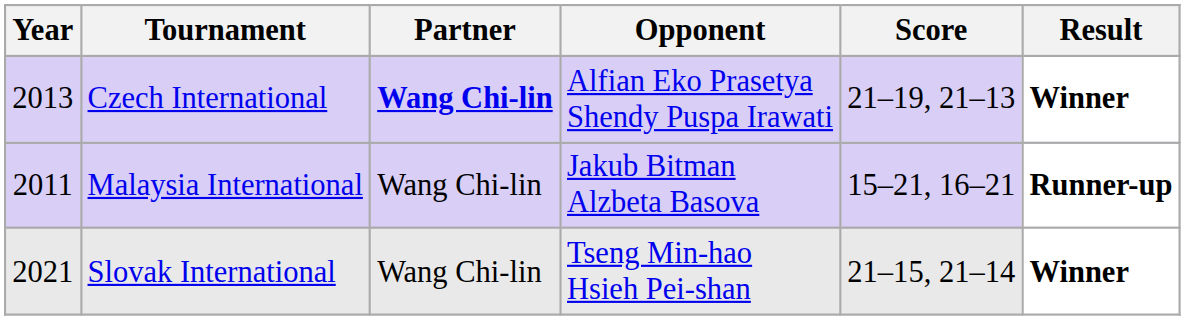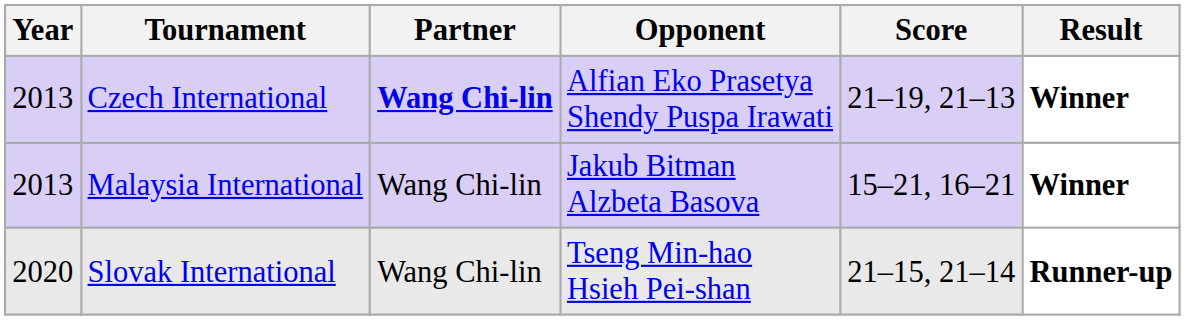(43, 184) 2011 -> (43, 184) 2013
(1101, 184) Runner-up -> (1079, 184) Winner
(43, 271) 2021 -> (43, 271) 2020
(1079, 271) Winner -> (1101, 271) Runner-up
